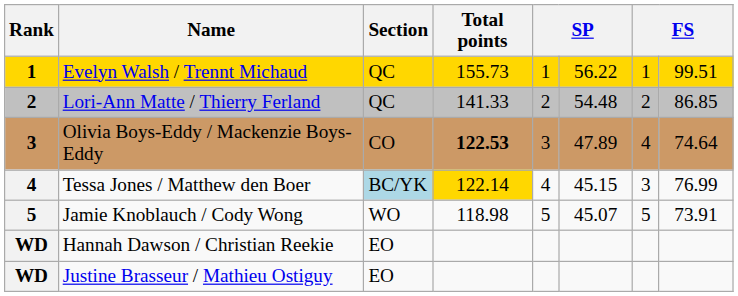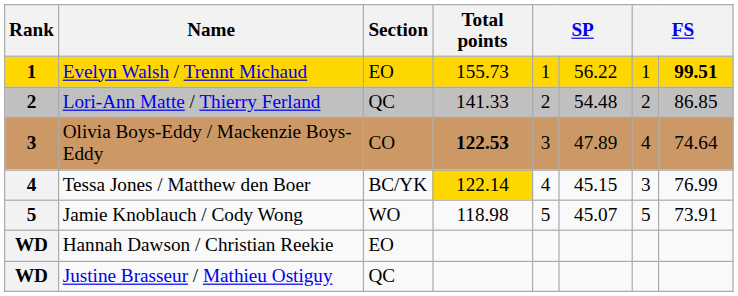(382, 71) QC -> (381, 71) EO
(696, 71) normal -> (696, 71) bold
(398, 184) lightblue background -> (398, 184) no background
(381, 276) EO -> (382, 276) QC
